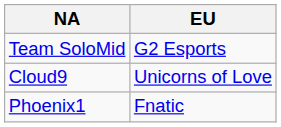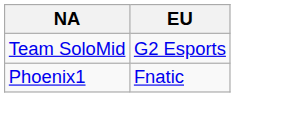- row: (38, 77)
